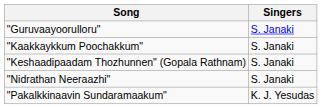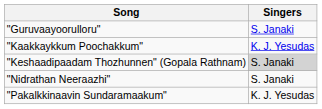(272, 46) S. Janaki -> (283, 46) K. J. Yesudas
(272, 63) no background -> (272, 63) lightgrey background
